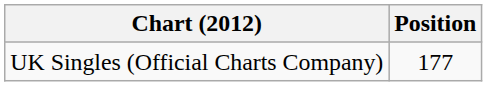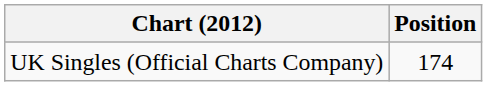(435, 61) 177 -> (435, 61) 174
